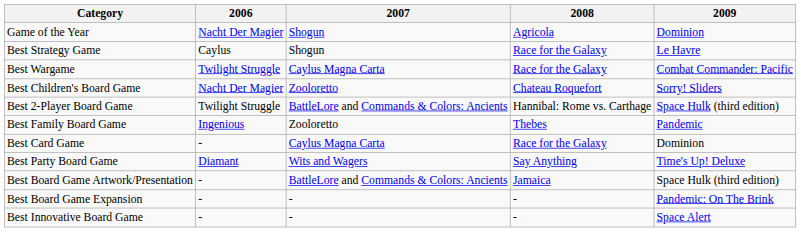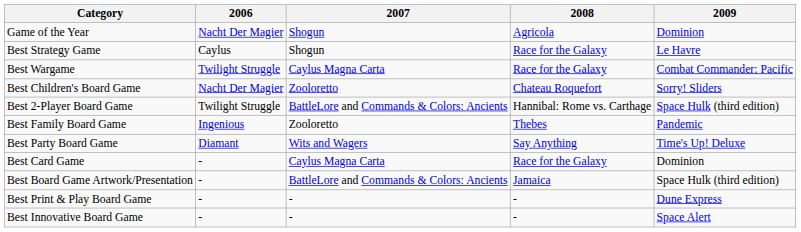rows swapped: (62, 161) <-> (46, 143)
- row: (75, 198)
+ row: (79, 198)
